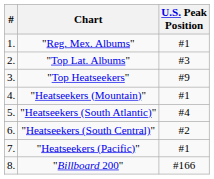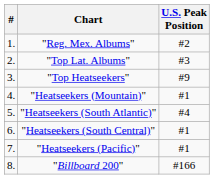(184, 43) #1 -> (184, 43) #2
(184, 130) #2 -> (184, 130) #1
